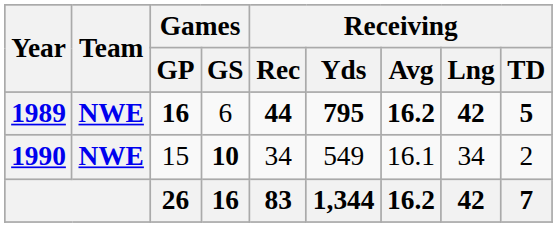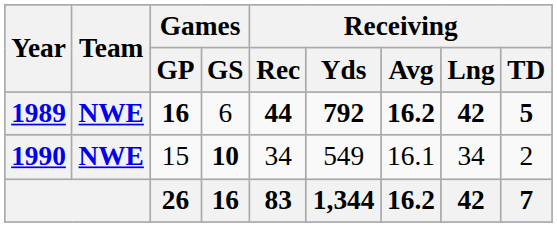(344, 112) 795 -> (344, 112) 792
